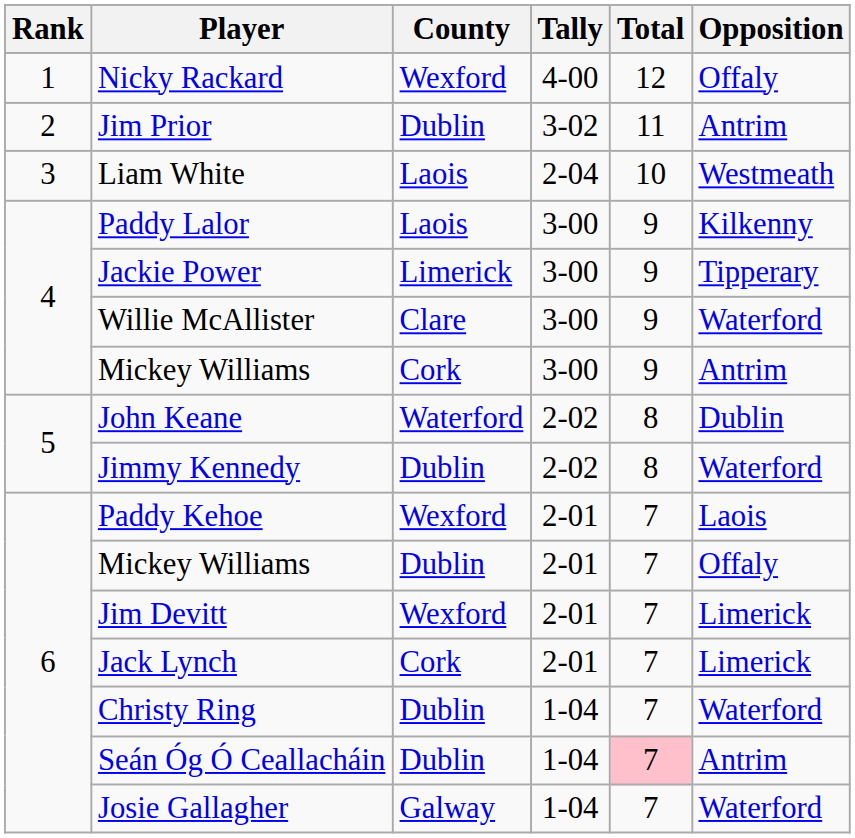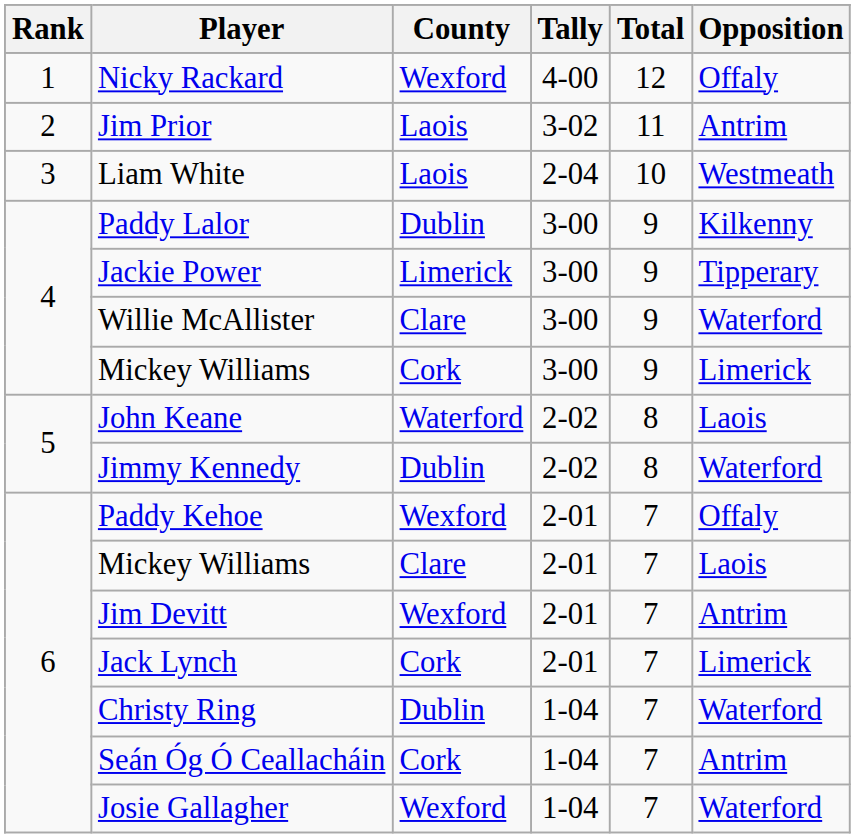(442, 126) Dublin -> (434, 126) Laois
(434, 223) Laois -> (442, 223) Dublin
(743, 369) Antrim -> (755, 369) Limerick
(741, 418) Dublin -> (733, 418) Laois
(733, 516) Laois -> (738, 516) Offaly
(442, 564) Dublin -> (433, 564) Clare
(738, 564) Offaly -> (733, 564) Laois
(755, 613) Limerick -> (743, 613) Antrim
(442, 759) Dublin -> (430, 759) Cork
(651, 759) pink background -> (651, 759) no background
(447, 808) Galway -> (453, 808) Wexford
